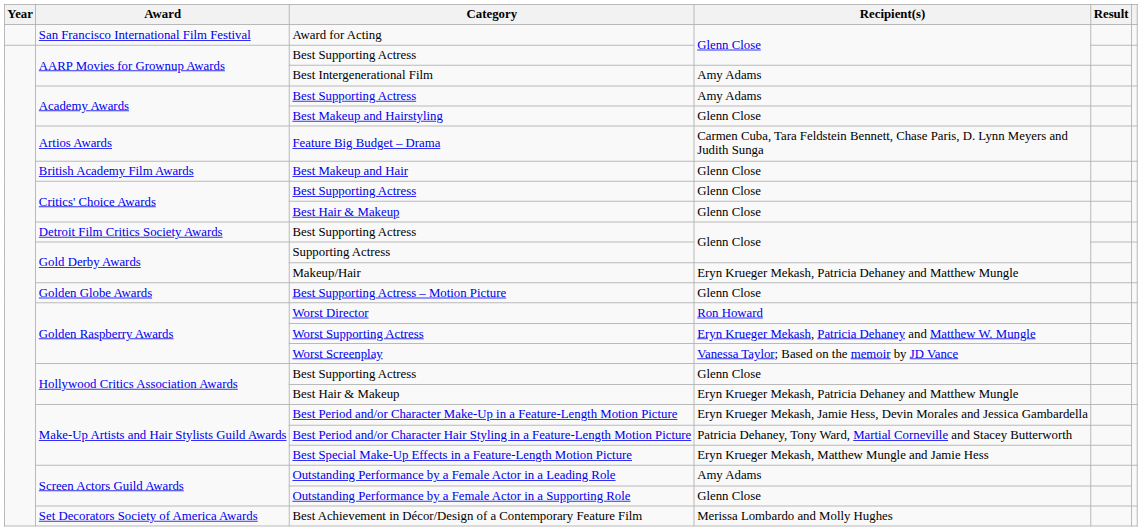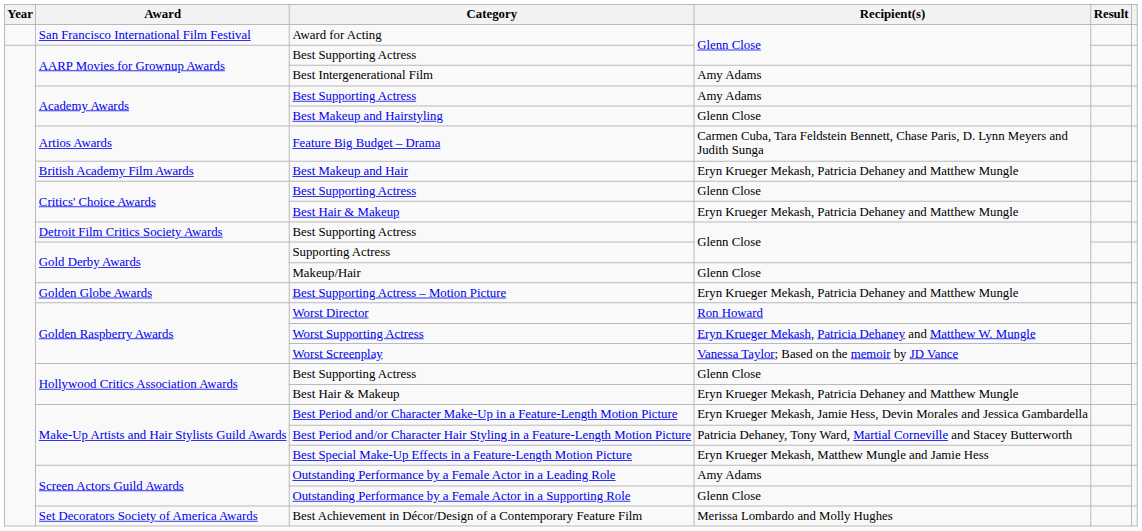(729, 171) Glenn Close -> (858, 171) Eryn Krueger Mekash, Patricia Dehaney and Matthew Mungle
(729, 211) Glenn Close -> (858, 211) Eryn Krueger Mekash, Patricia Dehaney and Matthew Mungle
(858, 272) Eryn Krueger Mekash, Patricia Dehaney and Matthew Mungle -> (729, 272) Glenn Close
(729, 292) Glenn Close -> (858, 292) Eryn Krueger Mekash, Patricia Dehaney and Matthew Mungle
